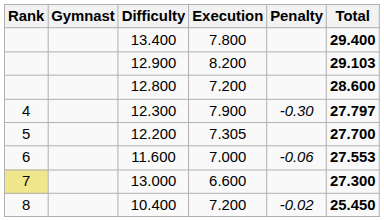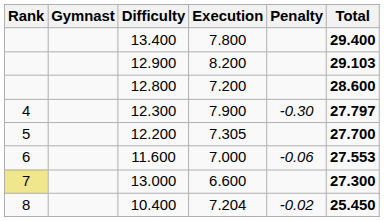(228, 205) 7.200 -> (228, 205) 7.204
